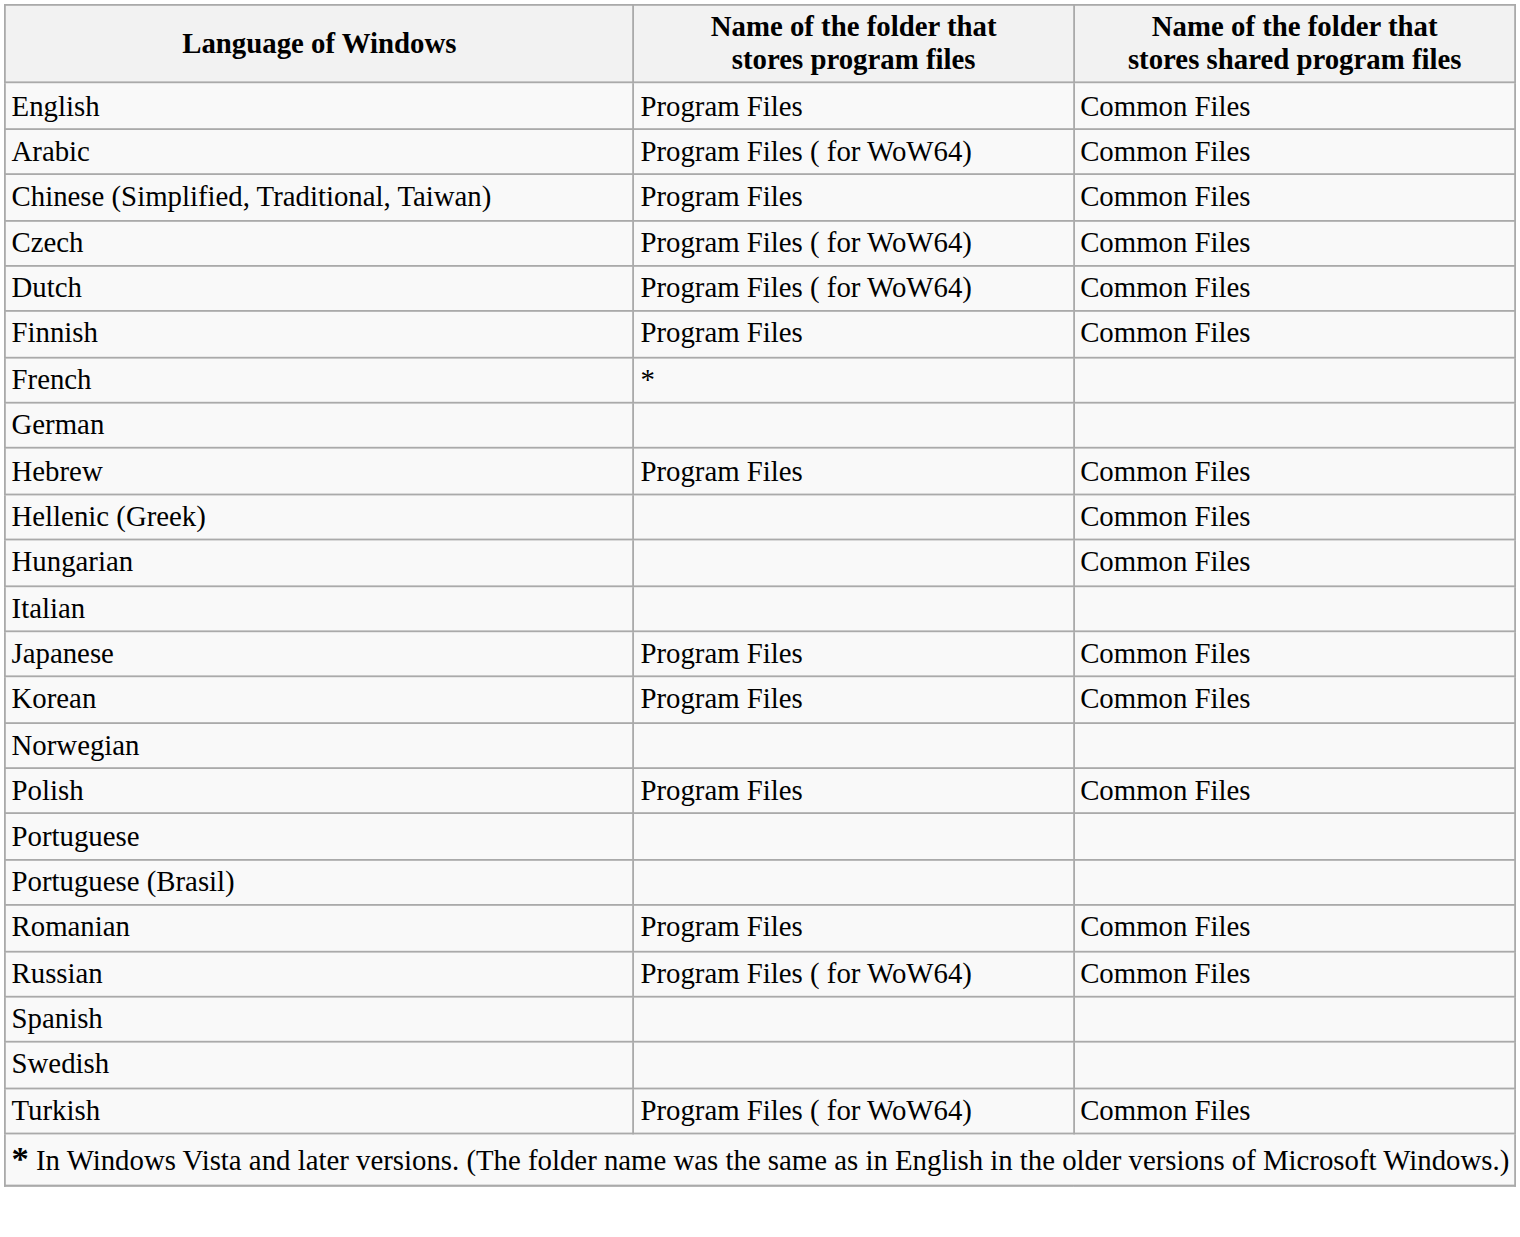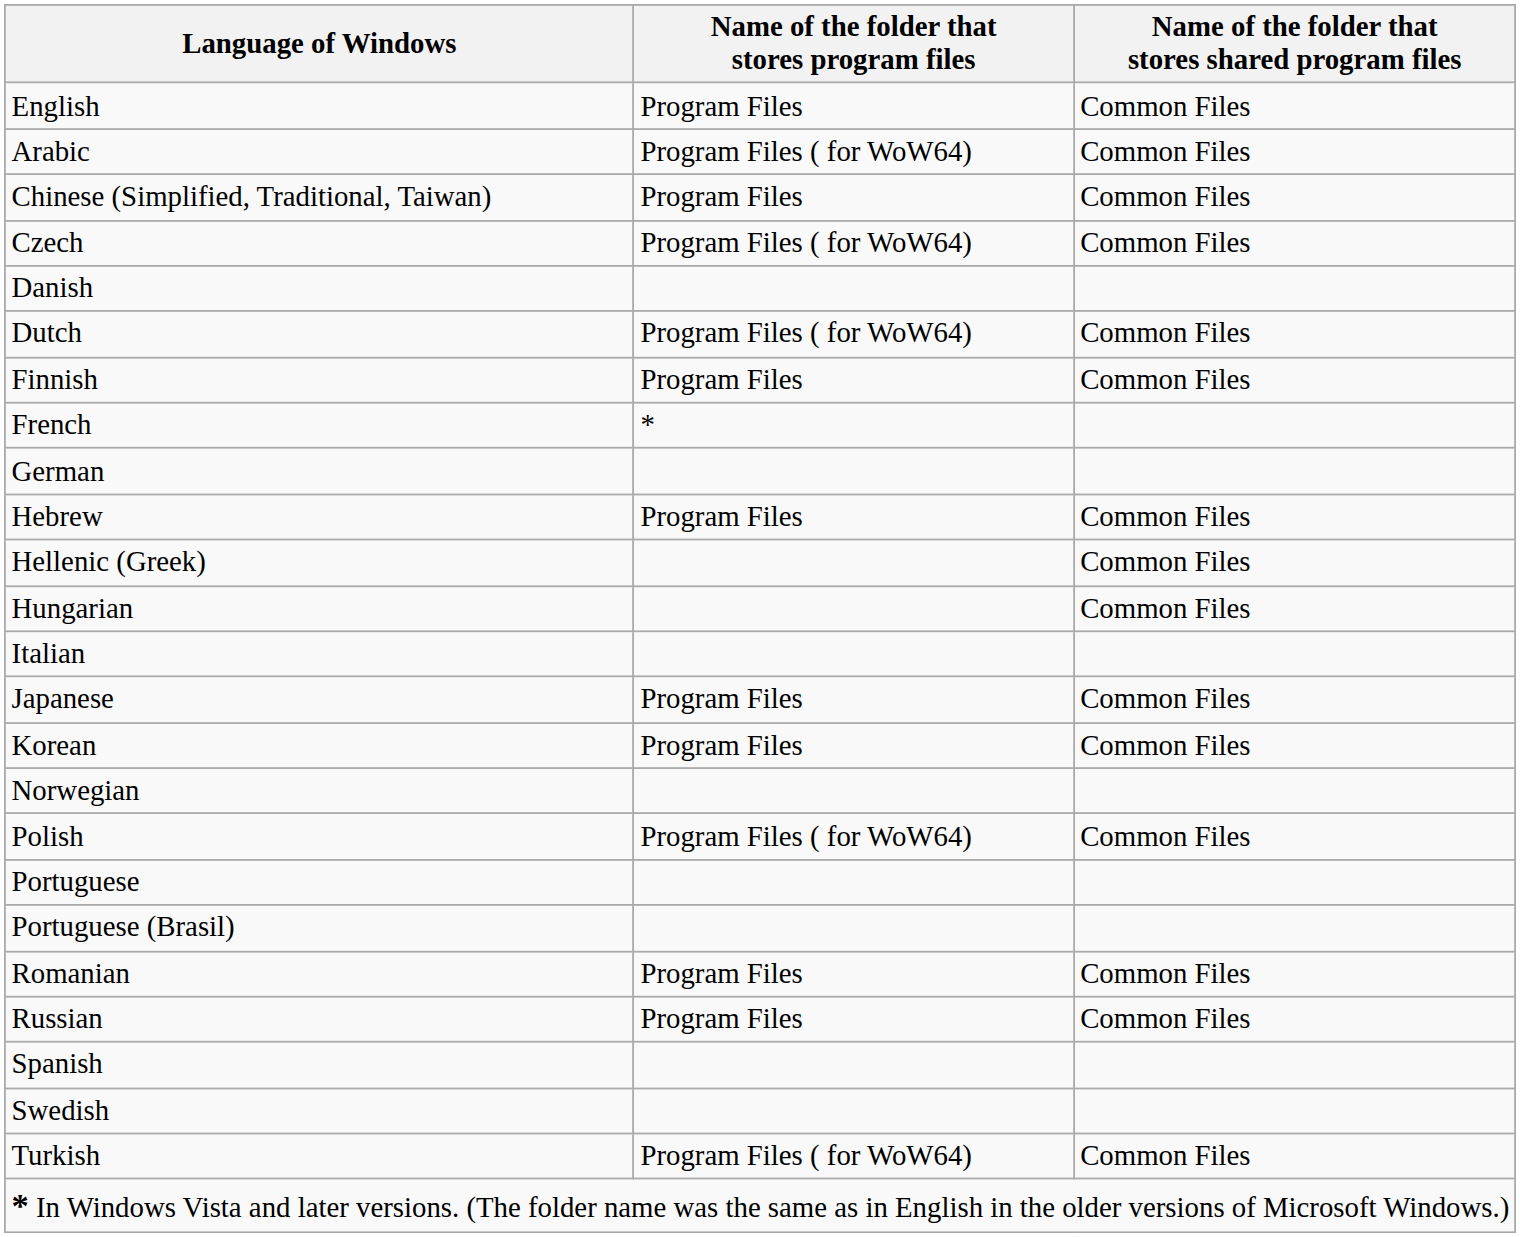+ row: (52, 288)
(722, 790) Program Files -> (806, 836) Program Files ( for WoW64)
(806, 973) Program Files ( for WoW64) -> (722, 1018) Program Files
